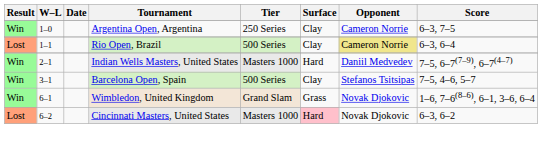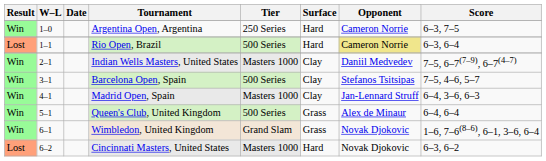(313, 28) Clay -> (313, 28) Hard
(313, 45) Clay -> (313, 45) Hard
(313, 62) Hard -> (313, 62) Clay
+ row: (133, 96)
+ row: (156, 112)
(313, 115) pink background -> (313, 148) no background
